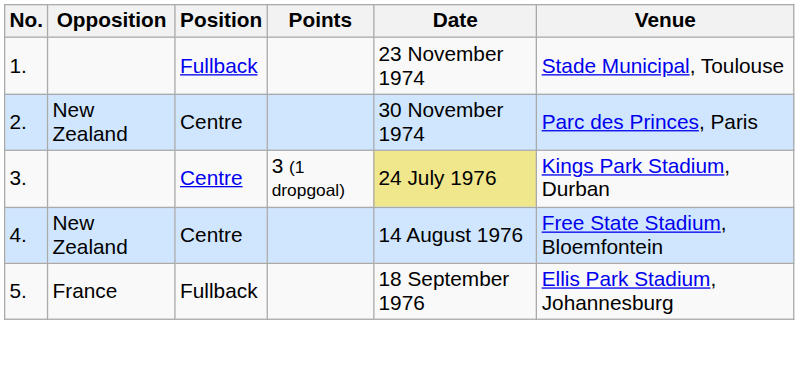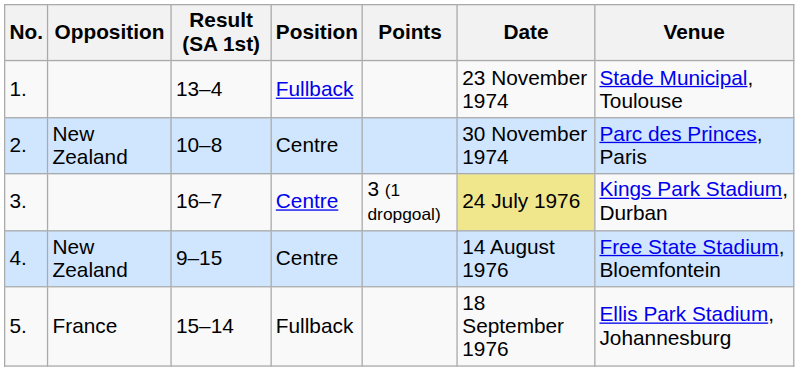+ column: (221, 32)
